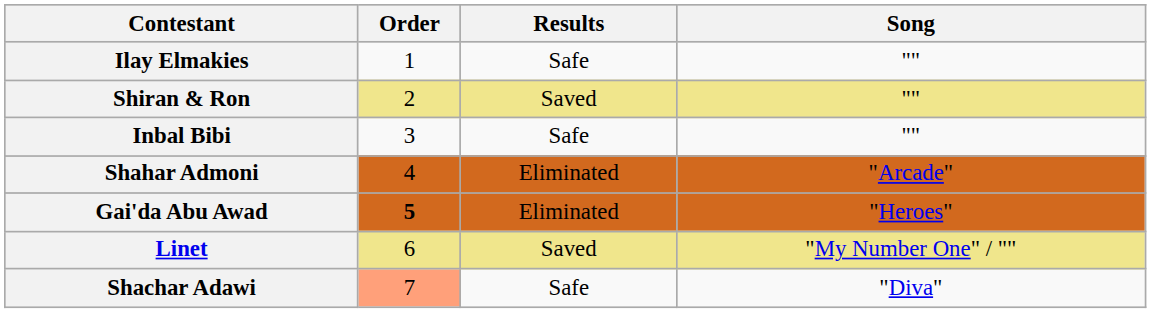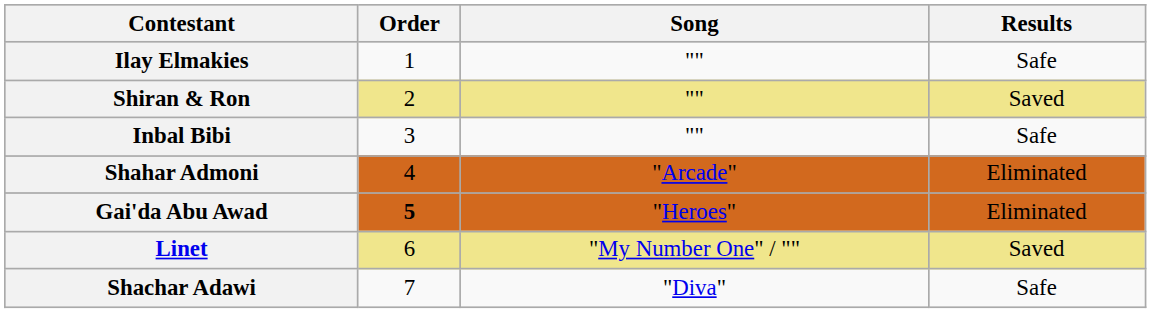columns swapped: (911, 22) <-> (569, 22)
(409, 286) lightsalmon background -> (409, 286) no background
